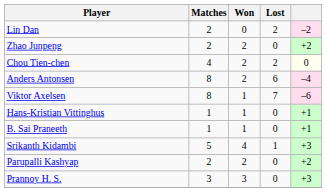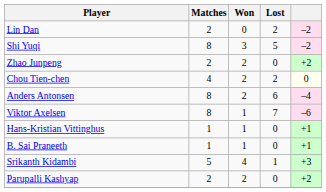+ row: (23, 46)
- row: (34, 179)
